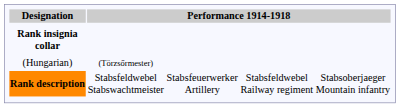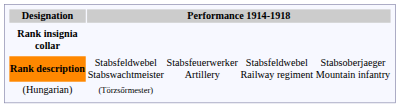rows swapped: (47, 83) <-> (47, 63)
